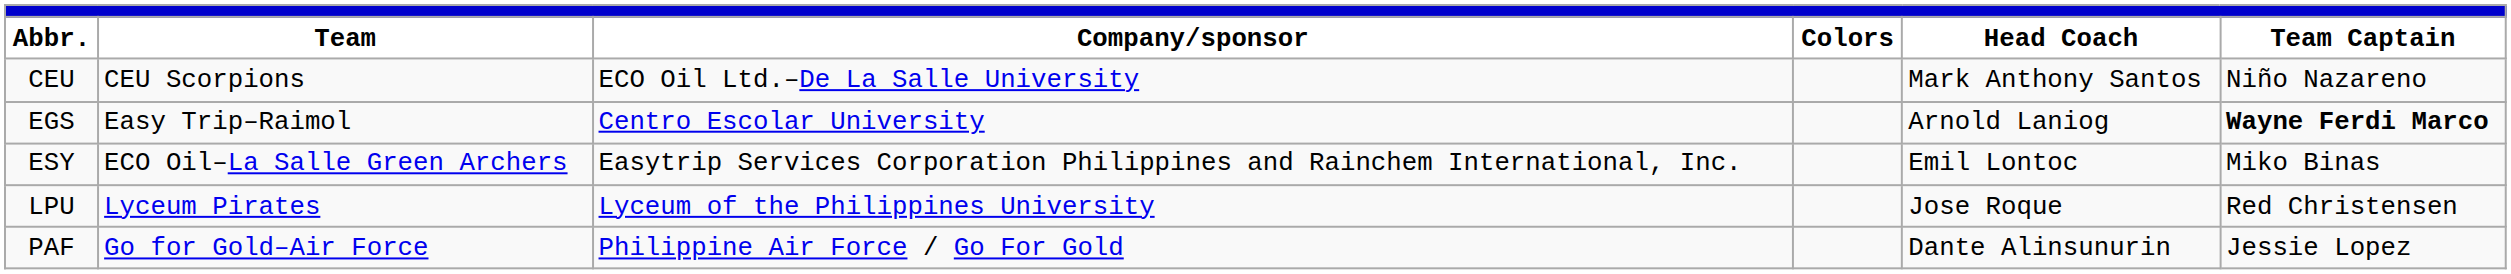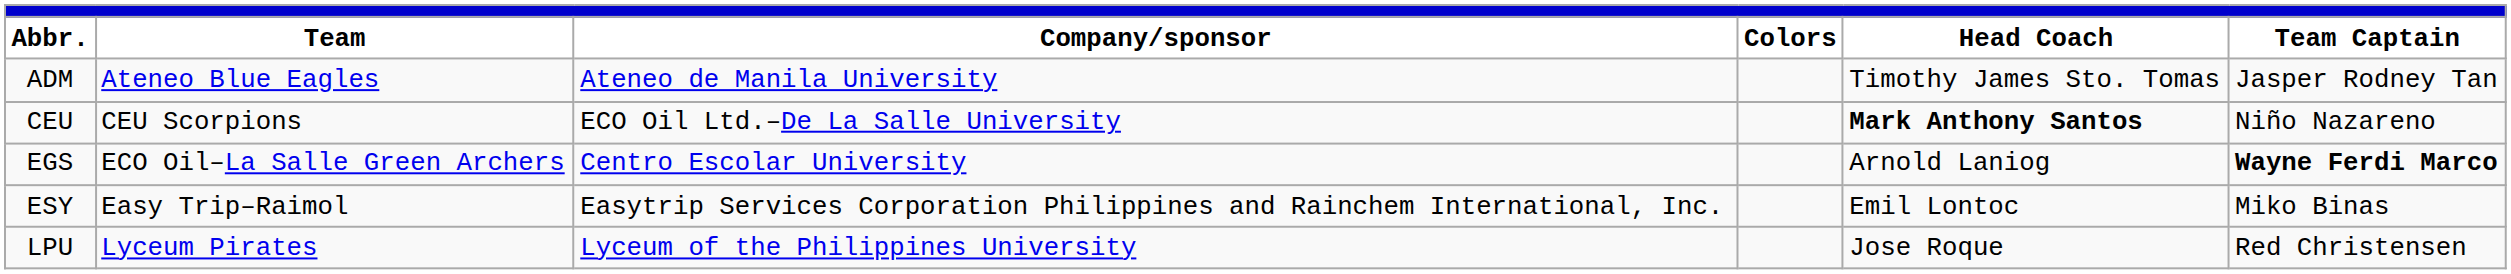+ row: (50, 80)
(2055, 80) normal -> (1996, 122) bold
(228, 122) Easy Trip–Raimol -> (333, 164) ECO Oil–La Salle Green Archers
(336, 164) ECO Oil–La Salle Green Archers -> (225, 206) Easy Trip–Raimol
- row: (51, 248)
